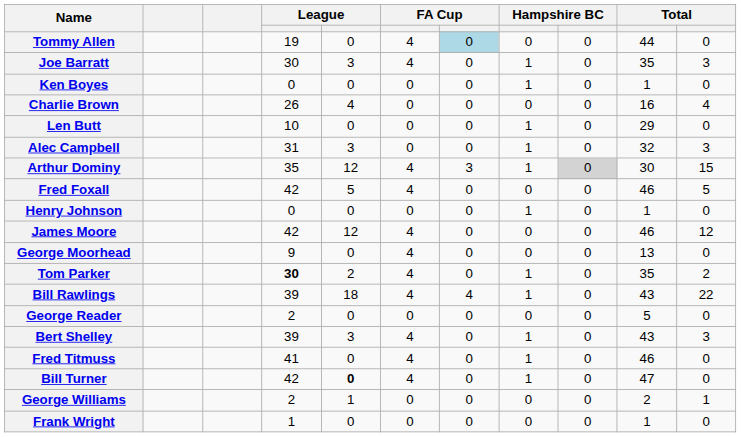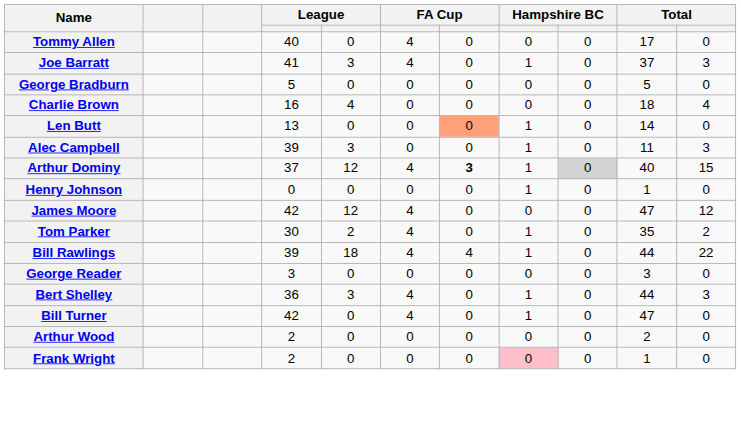(291, 42) 19 -> (291, 42) 40
(469, 42) lightblue background -> (469, 42) no background
(647, 42) 44 -> (647, 42) 17
(291, 63) 30 -> (291, 63) 41
(647, 63) 35 -> (647, 63) 37
- row: (74, 84)
+ row: (74, 84)
(291, 105) 26 -> (291, 105) 16
(647, 105) 16 -> (647, 105) 18
(291, 126) 10 -> (291, 126) 13
(469, 126) no background -> (469, 126) lightsalmon background
(647, 126) 29 -> (647, 126) 14
(291, 147) 31 -> (291, 147) 39
(647, 147) 32 -> (647, 147) 11
(291, 168) 35 -> (291, 168) 37
(469, 168) normal -> (469, 168) bold
(647, 168) 30 -> (647, 168) 40
- row: (74, 189)
(647, 231) 46 -> (647, 210) 47
- row: (74, 252)
(291, 273) bold -> (291, 231) normal
(647, 294) 43 -> (647, 252) 44
(291, 316) 2 -> (291, 273) 3
(647, 316) 5 -> (647, 273) 3
(291, 337) 39 -> (291, 294) 36
(647, 337) 43 -> (647, 294) 44
- row: (74, 358)
(351, 379) bold -> (351, 316) normal
- row: (74, 400)
+ row: (74, 337)
(291, 421) 1 -> (291, 358) 2
(528, 421) no background -> (528, 358) pink background
